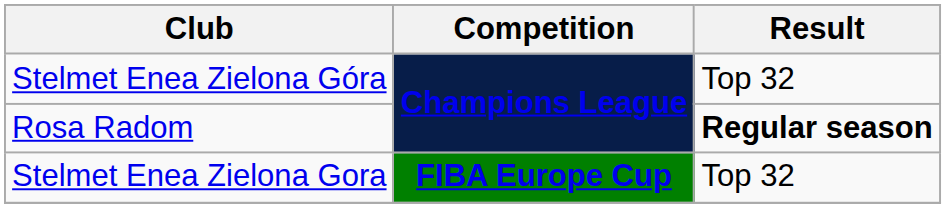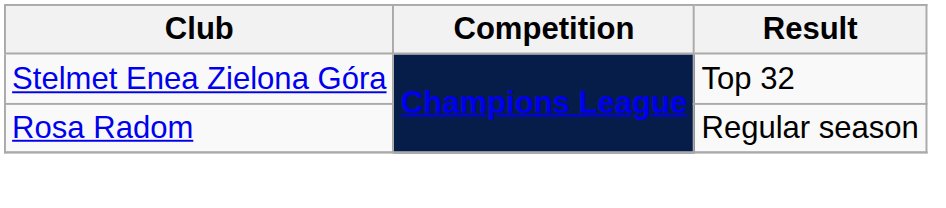(817, 127) bold -> (810, 127) normal
- row: (199, 176)
